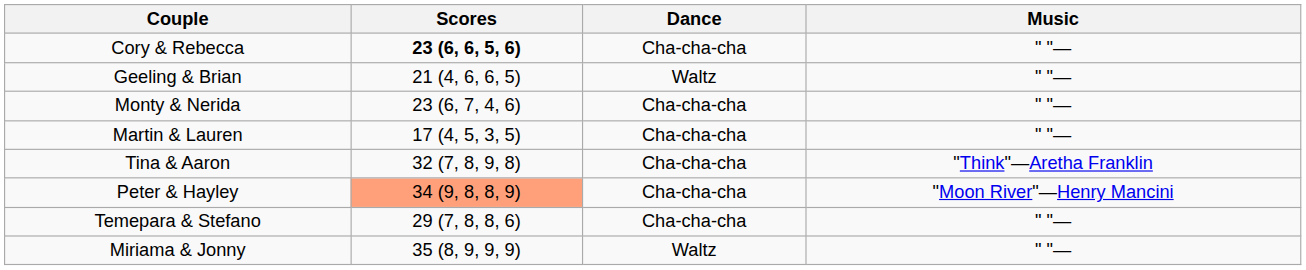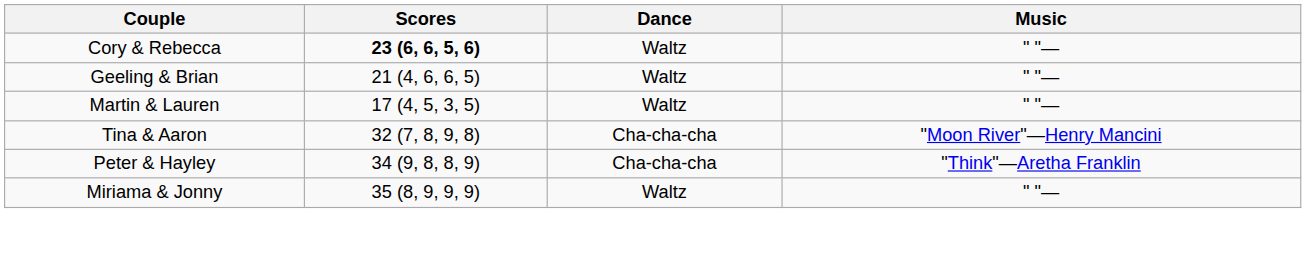(694, 47) Cha-cha-cha -> (665, 47) Waltz
- row: (178, 105)
(694, 134) Cha-cha-cha -> (665, 105) Waltz
(1053, 163) "Think"—Aretha Franklin -> (1041, 134) "Moon River"—Henry Mancini
(467, 192) lightsalmon background -> (426, 163) no background
(1053, 192) "Moon River"—Henry Mancini -> (1041, 163) "Think"—Aretha Franklin
- row: (178, 221)
